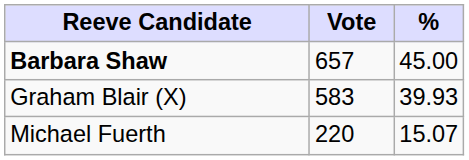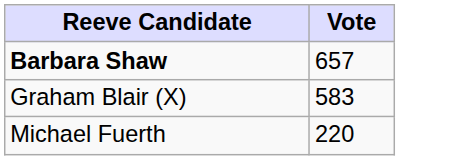- column: (429, 23)
